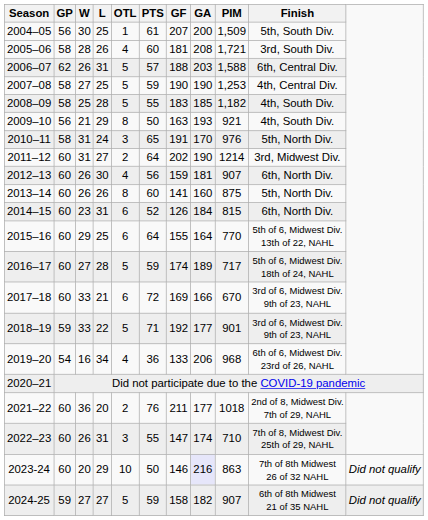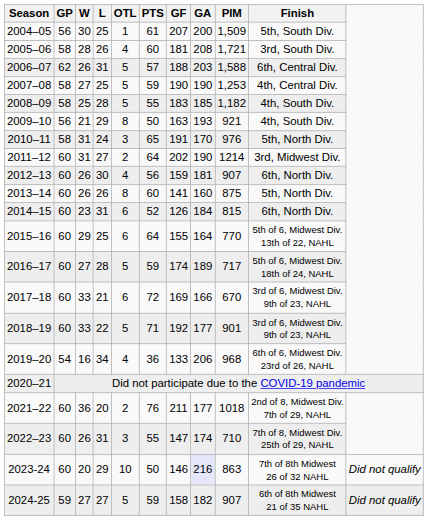(65, 328) 59 -> (65, 328) 60
